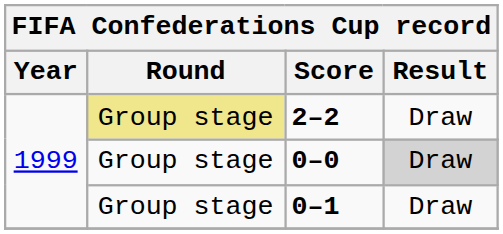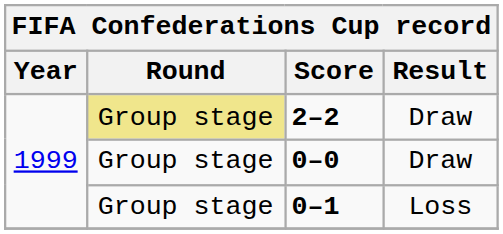(440, 162) lightgrey background -> (440, 162) no background
(440, 207) Draw -> (440, 207) Loss
